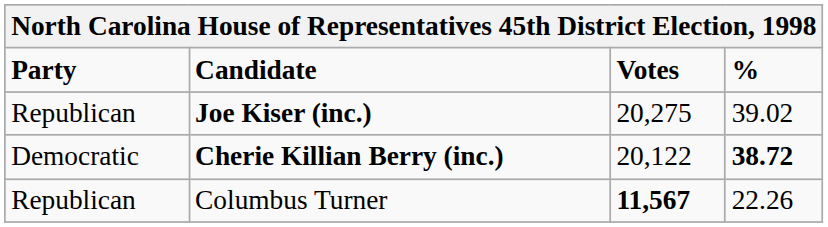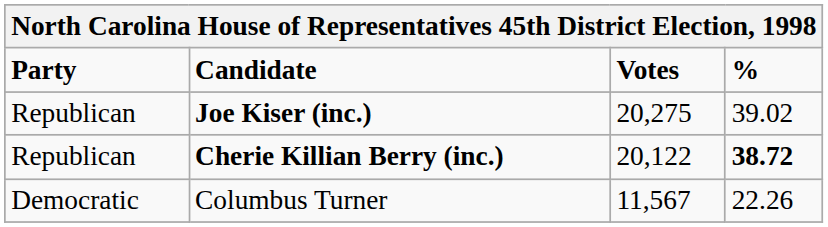(75, 156) Democratic -> (73, 156) Republican
(73, 199) Republican -> (75, 199) Democratic
(653, 199) bold -> (654, 199) normal
